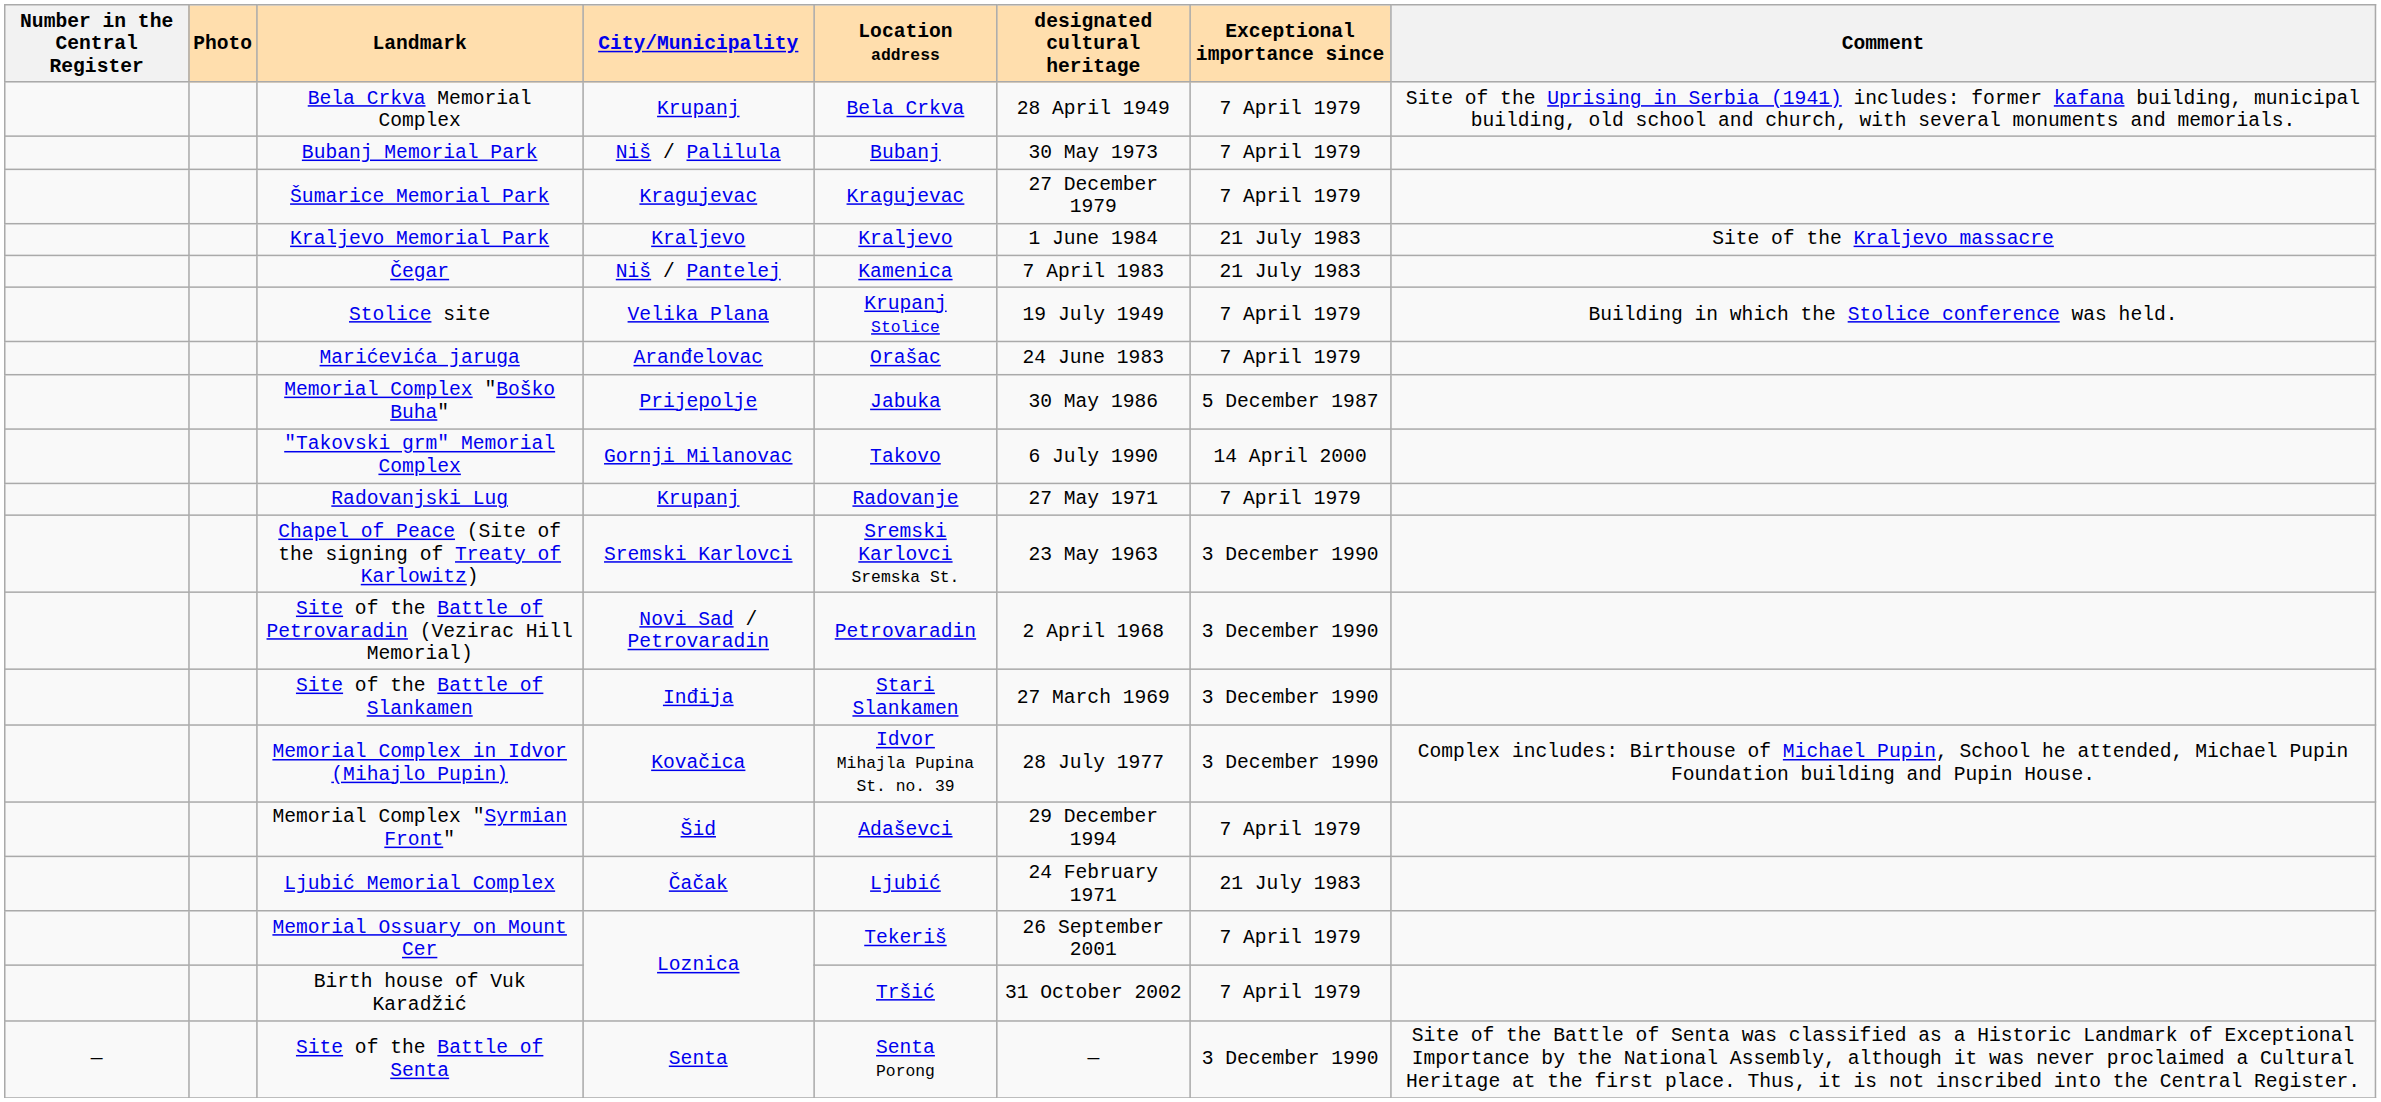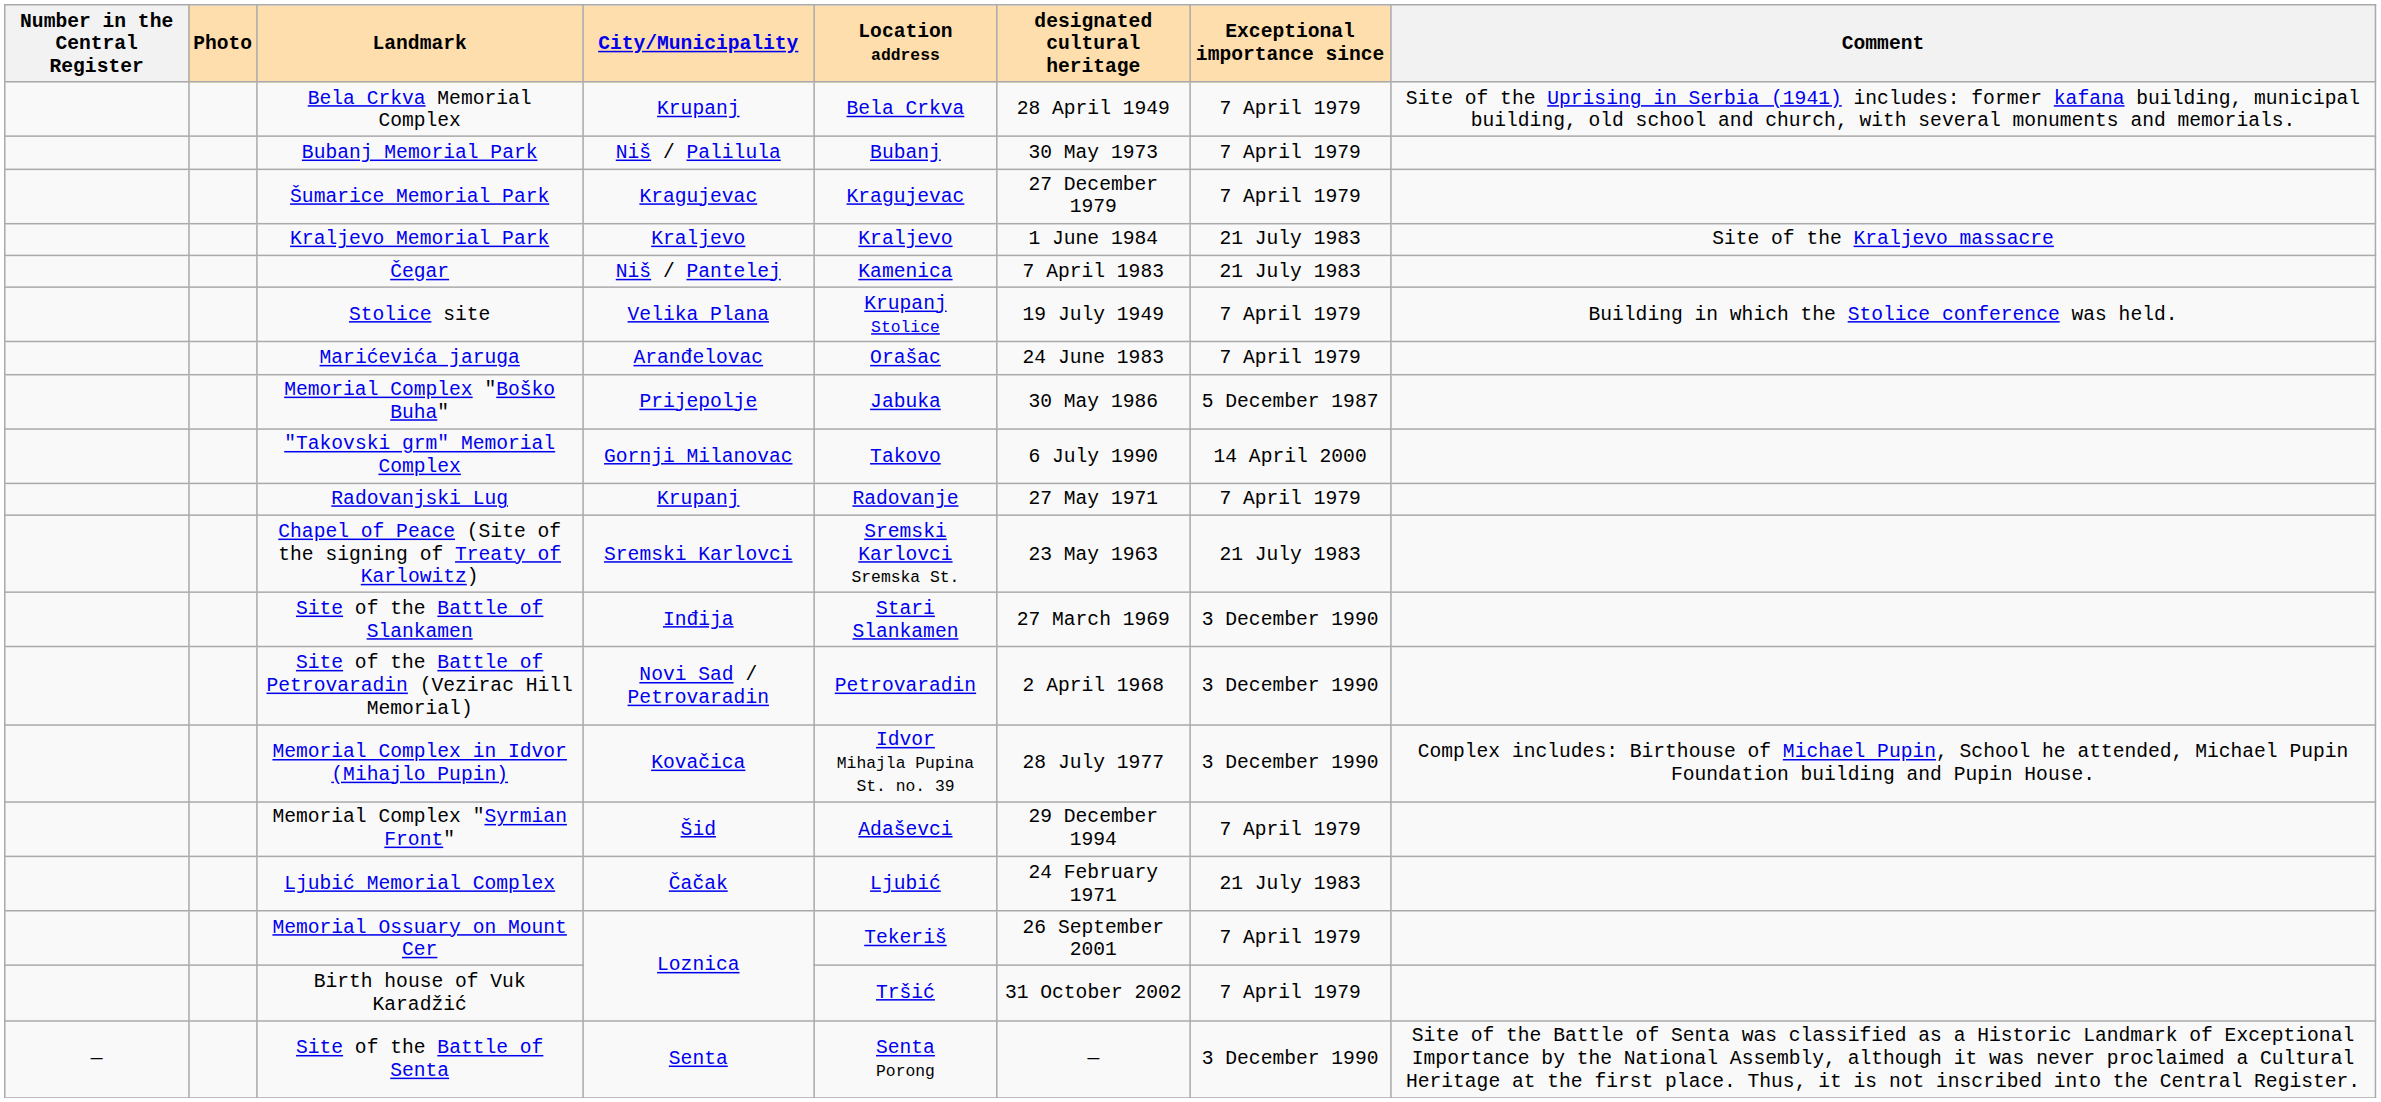(1290, 554) 3 December 1990 -> (1290, 554) 21 July 1983
rows swapped: (420, 697) <-> (420, 631)
